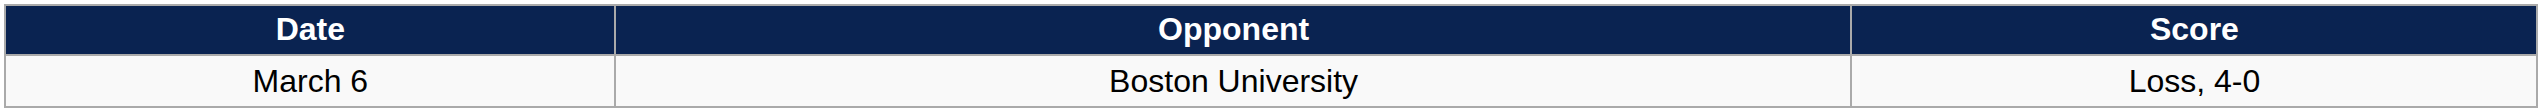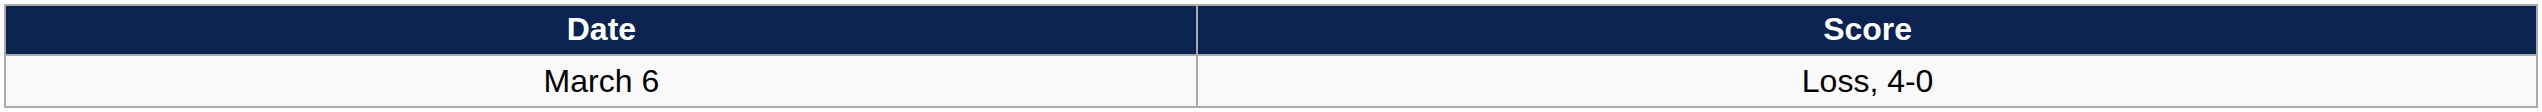- column: (1234, 29)
